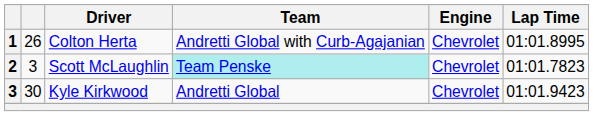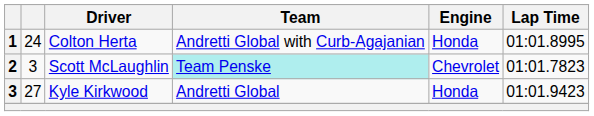(33, 42) 26 -> (33, 42) 24
(466, 42) Chevrolet -> (455, 42) Honda
(33, 91) 30 -> (33, 91) 27
(466, 91) Chevrolet -> (455, 91) Honda
